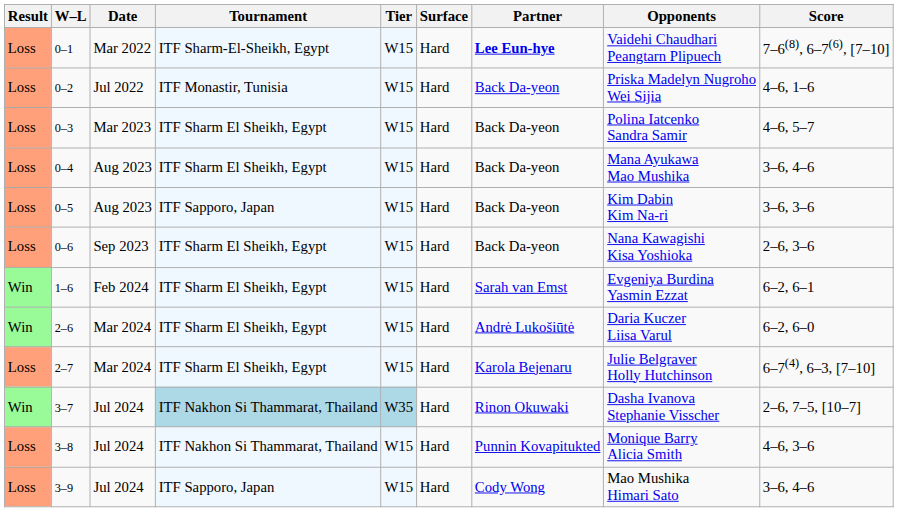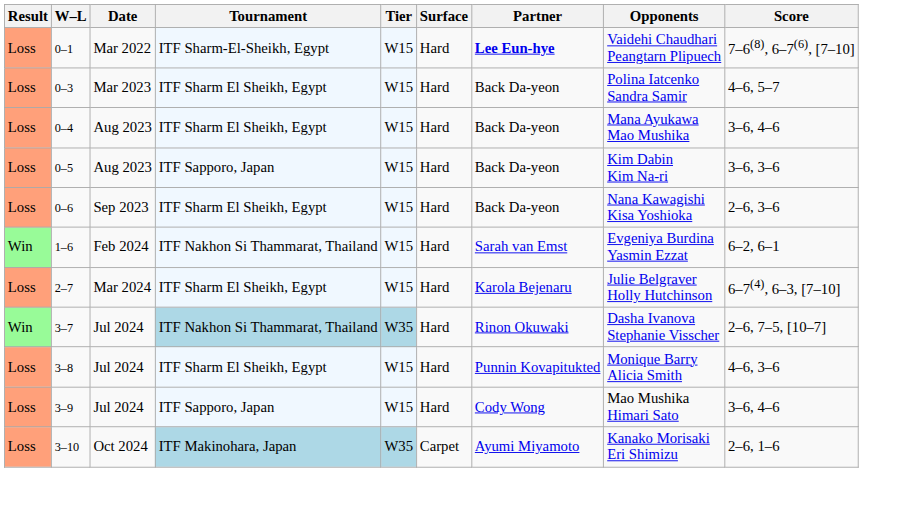- row: (64, 88)
(243, 287) ITF Sharm El Sheikh, Egypt -> (268, 247) ITF Nakhon Si Thammarat, Thailand
- row: (64, 328)
(268, 446) ITF Nakhon Si Thammarat, Thailand -> (243, 367) ITF Sharm El Sheikh, Egypt
+ row: (67, 447)
